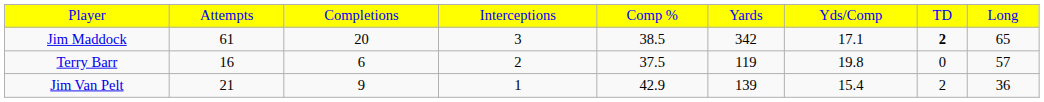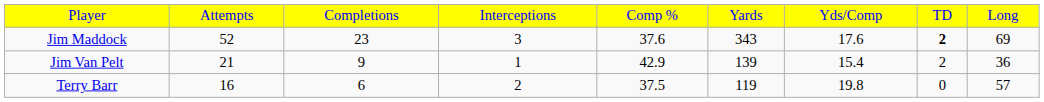(227, 39) 61 -> (227, 39) 52
(361, 39) 20 -> (361, 39) 23
(652, 39) 38.5 -> (652, 39) 37.6
(746, 39) 342 -> (746, 39) 343
(851, 39) 17.1 -> (851, 39) 17.6
(1003, 39) 65 -> (1003, 39) 69
rows swapped: (87, 85) <-> (87, 62)
